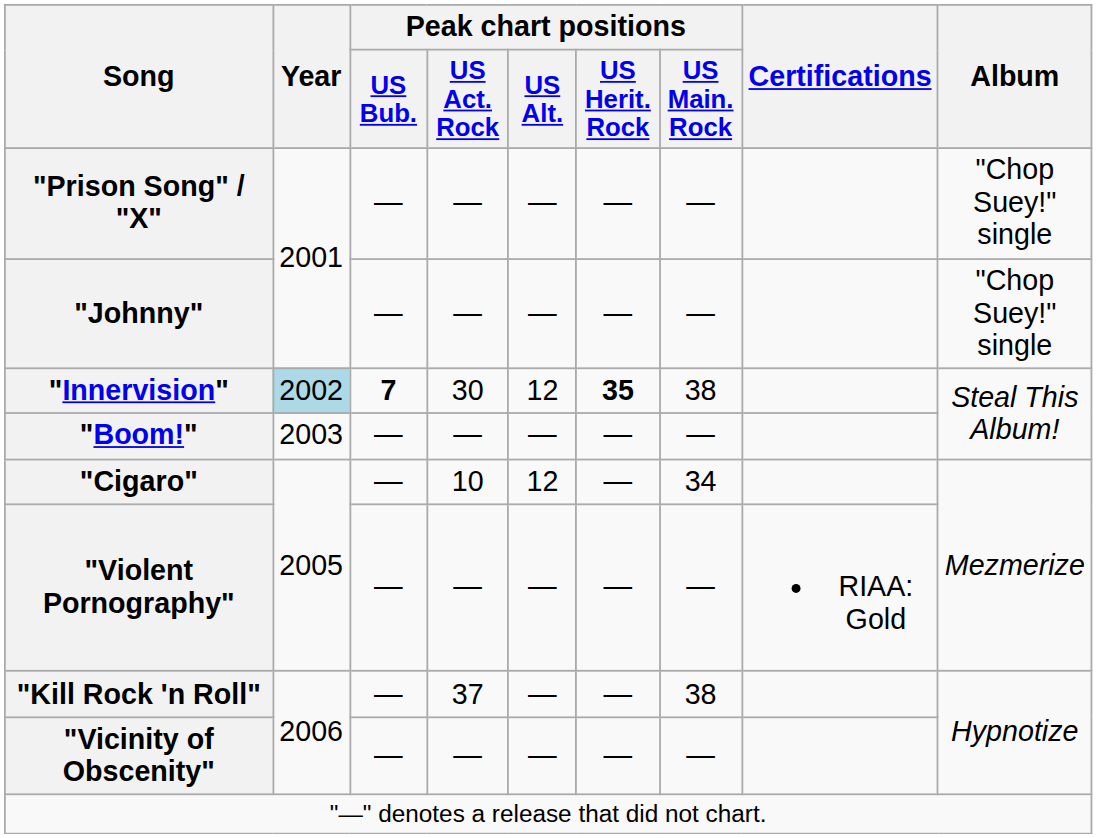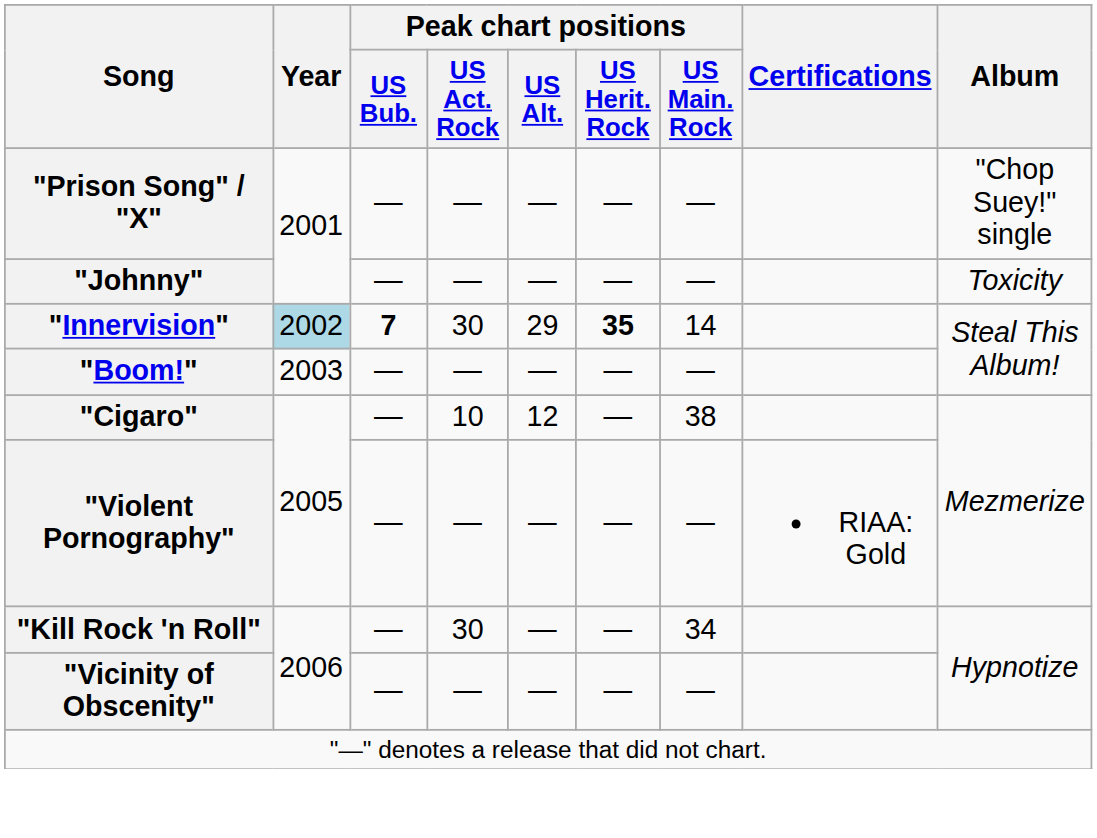(1015, 312) "Chop Suey!" single -> (1015, 280) Toxicity
(542, 390) 12 -> (542, 325) 29
(701, 390) 38 -> (701, 325) 14
(701, 481) 34 -> (701, 416) 38
(468, 693) 37 -> (468, 629) 30
(701, 693) 38 -> (701, 629) 34
